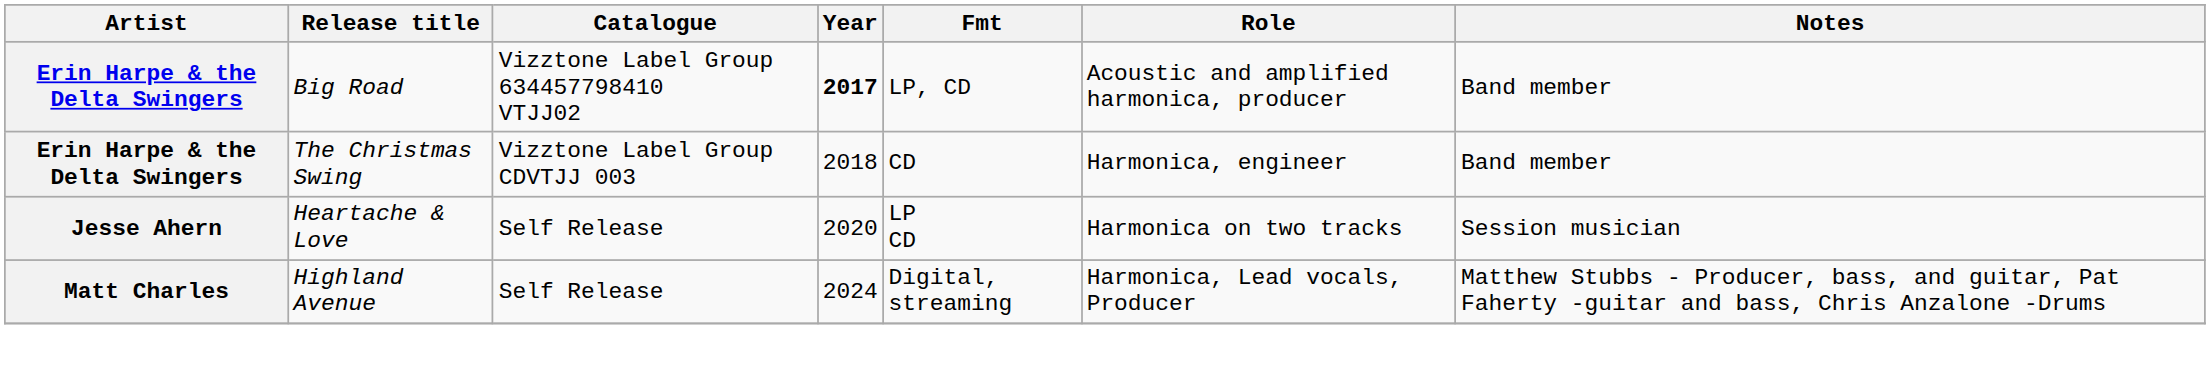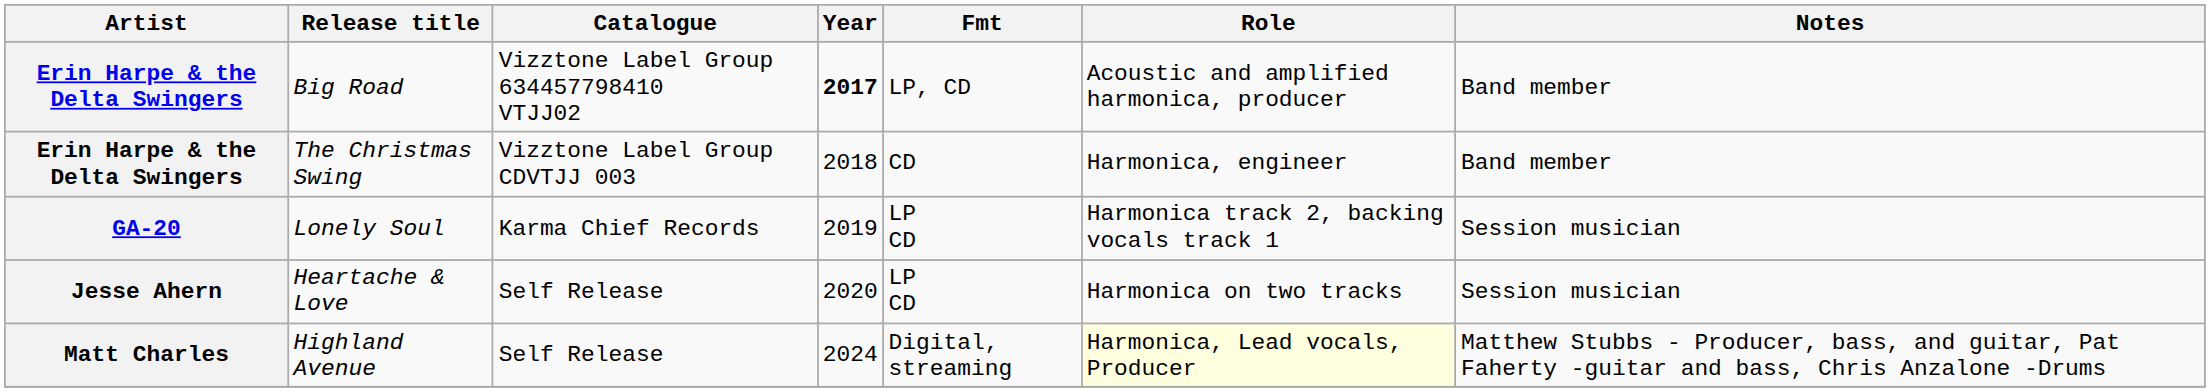+ row: (369, 228)
(1245, 291) no background -> (1245, 355) lightyellow background
